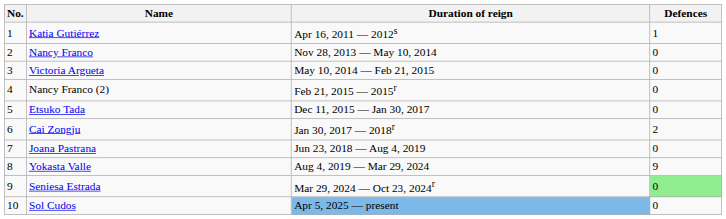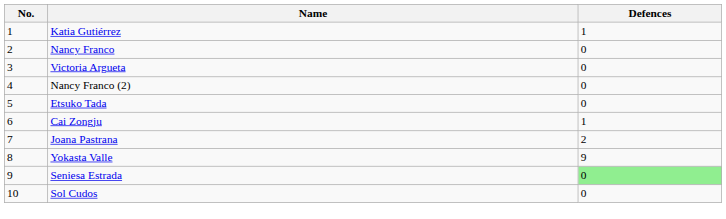- column: (471, 13)
(655, 129) 2 -> (584, 121) 1
(655, 148) 0 -> (584, 139) 2
